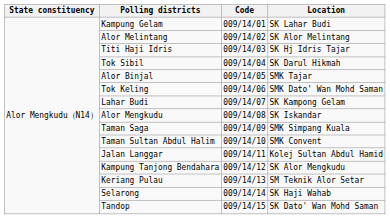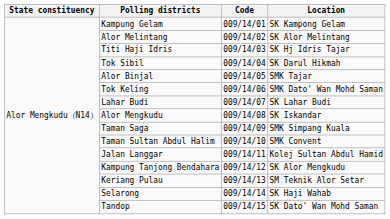(300, 24) SK Lahar Budi -> (307, 24) SK Kampong Gelam
(307, 102) SK Kampong Gelam -> (300, 102) SK Lahar Budi
